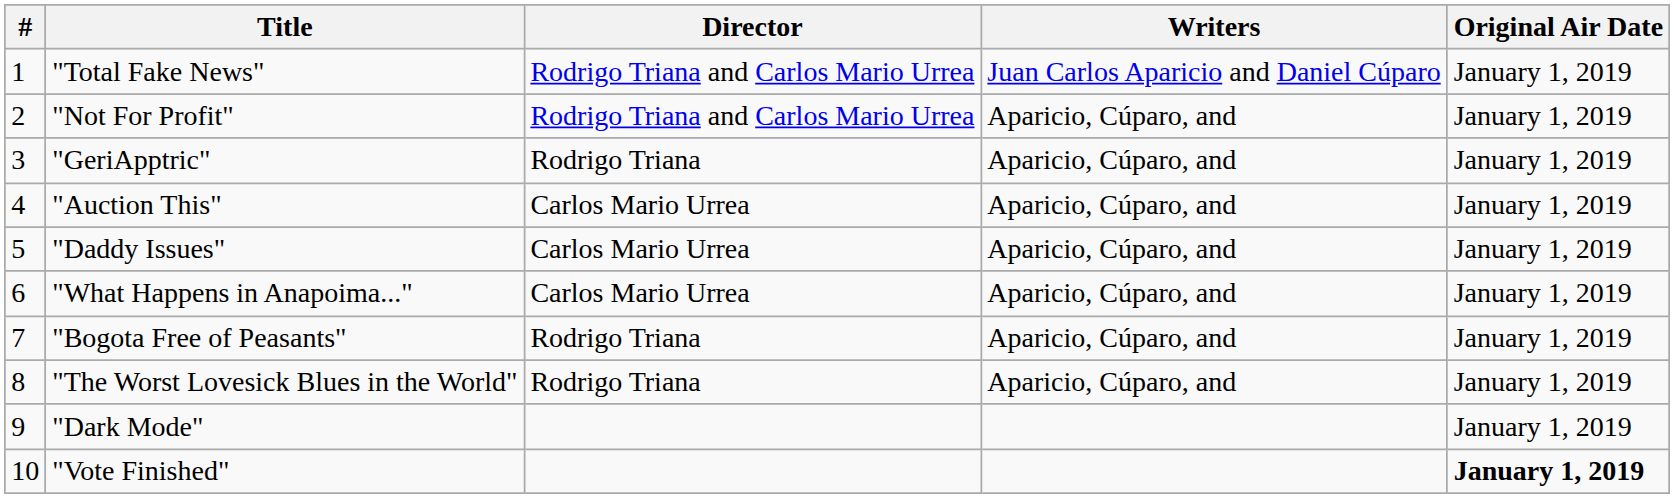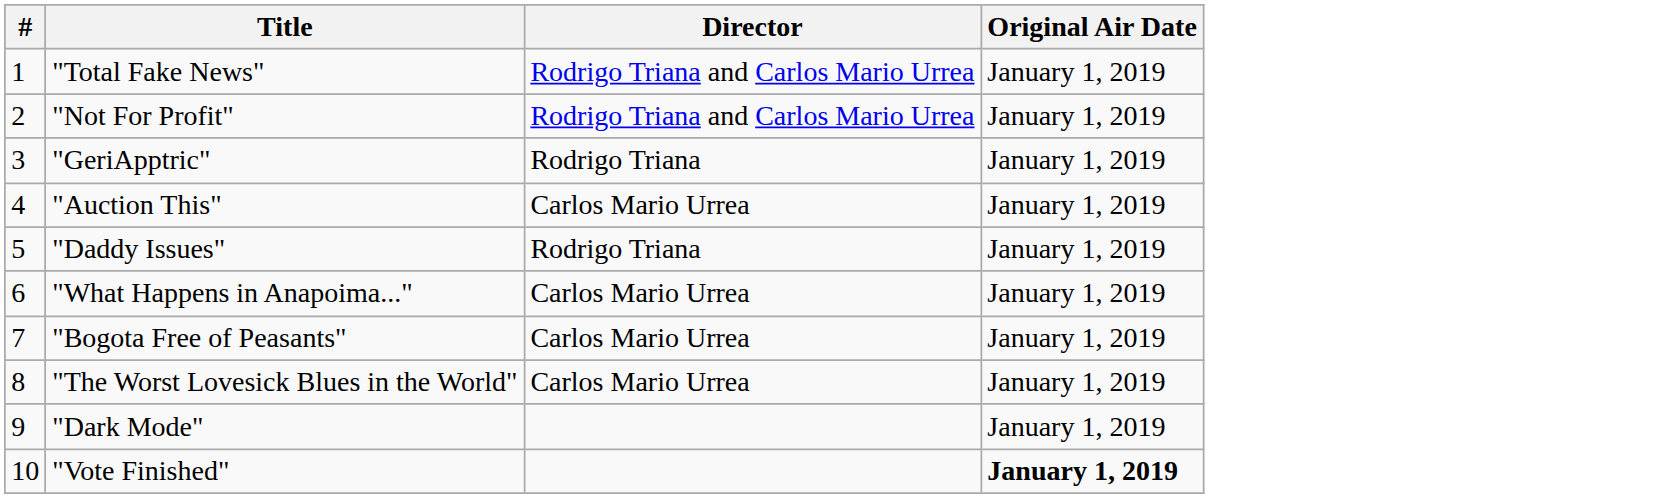- column: (1214, 26)
(640, 248) Carlos Mario Urrea -> (616, 248) Rodrigo Triana
(616, 337) Rodrigo Triana -> (640, 337) Carlos Mario Urrea
(616, 381) Rodrigo Triana -> (640, 381) Carlos Mario Urrea
